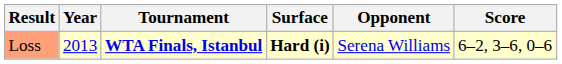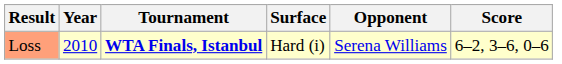(80, 45) 2013 -> (80, 45) 2010
(300, 45) bold -> (297, 45) normal
